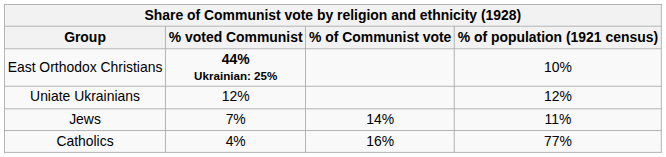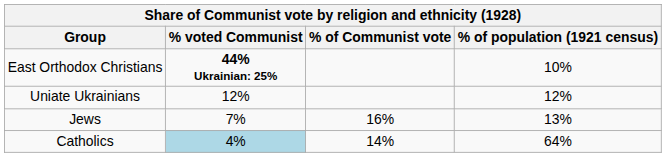(380, 119) 14% -> (380, 119) 16%
(558, 119) 11% -> (558, 119) 13%
(236, 141) no background -> (236, 141) lightblue background
(380, 141) 16% -> (380, 141) 14%
(558, 141) 77% -> (558, 141) 64%
